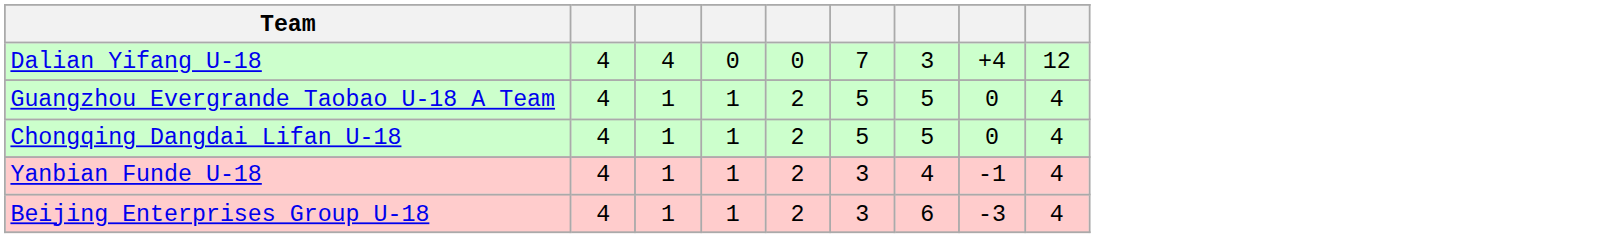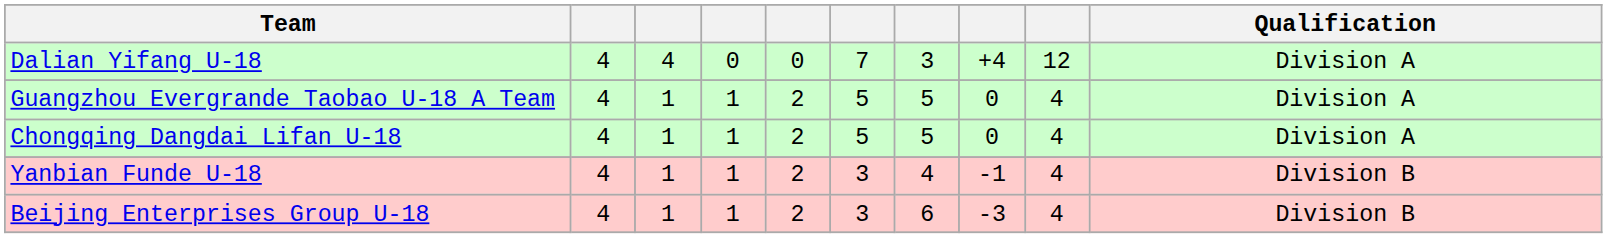+ column: (1345, 24)
